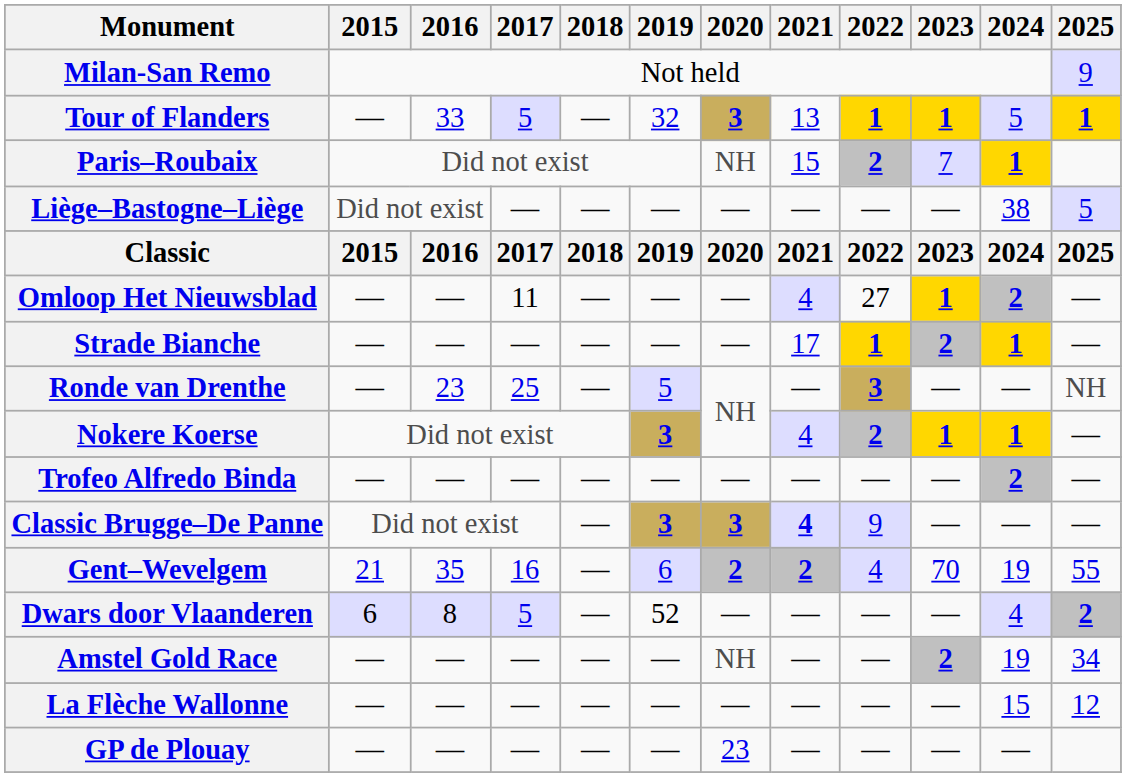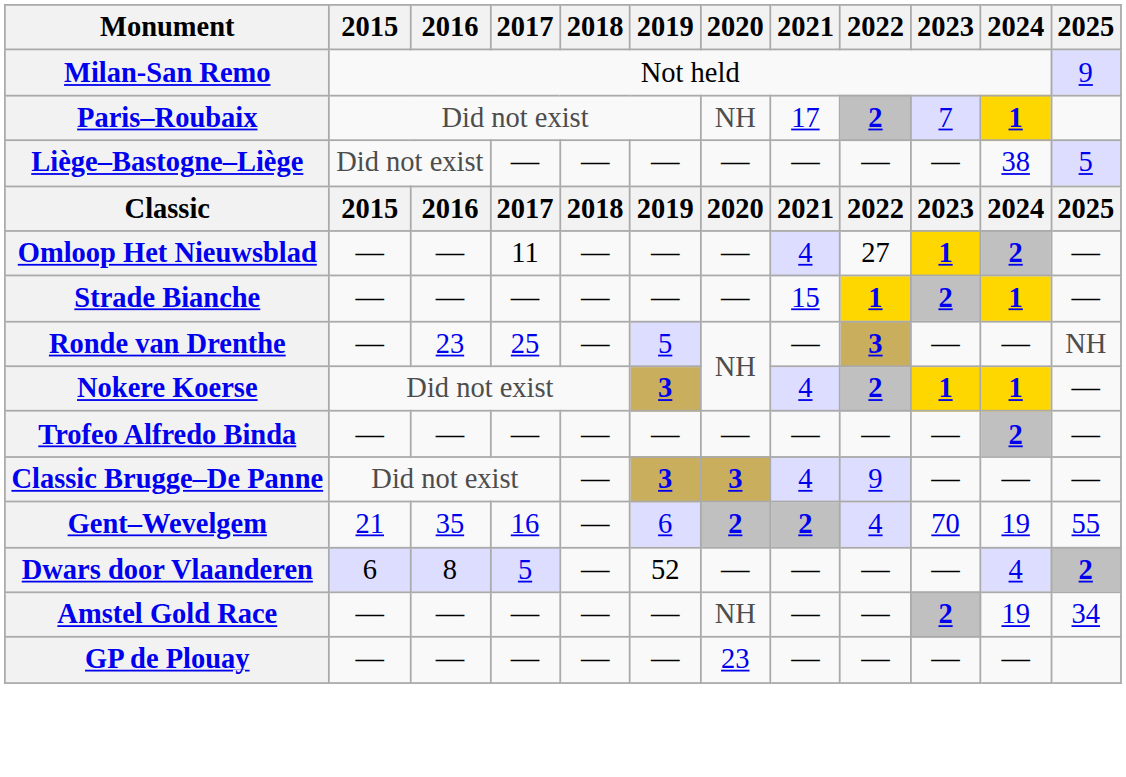- row: (167, 117)
(805, 162) 15 -> (805, 117) 17
(805, 343) 17 -> (805, 298) 15
(805, 523) bold -> (805, 478) normal
- row: (167, 704)
